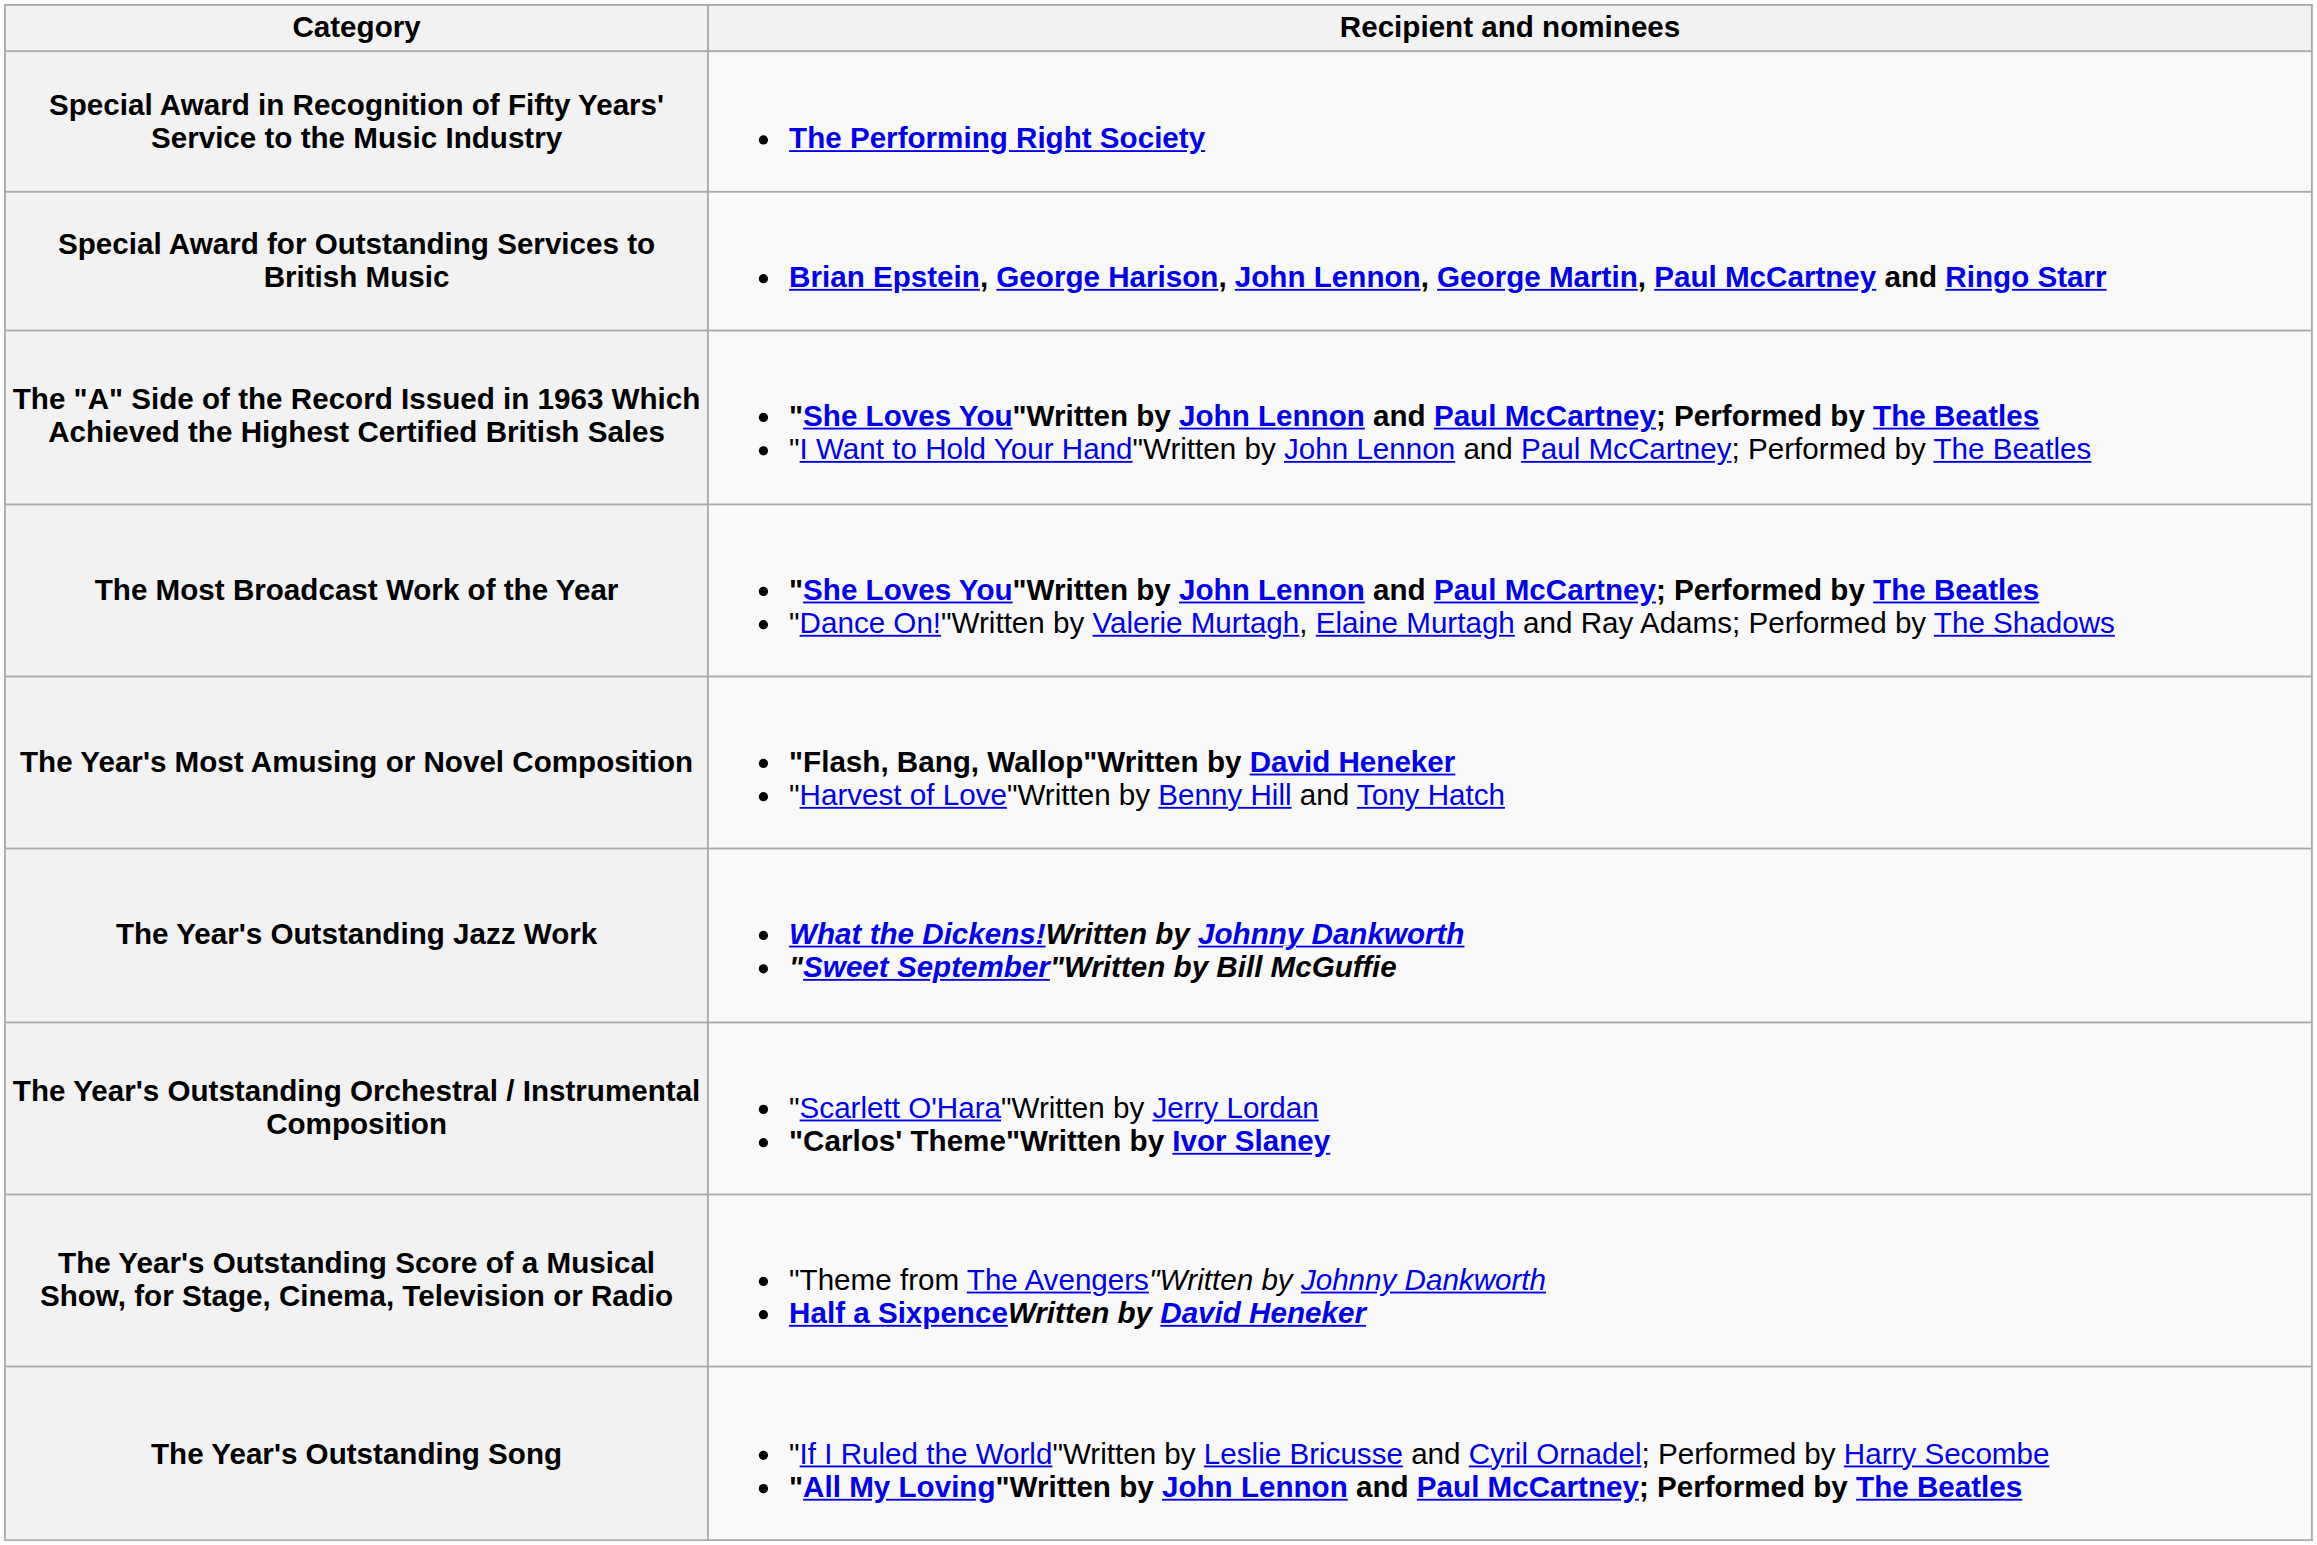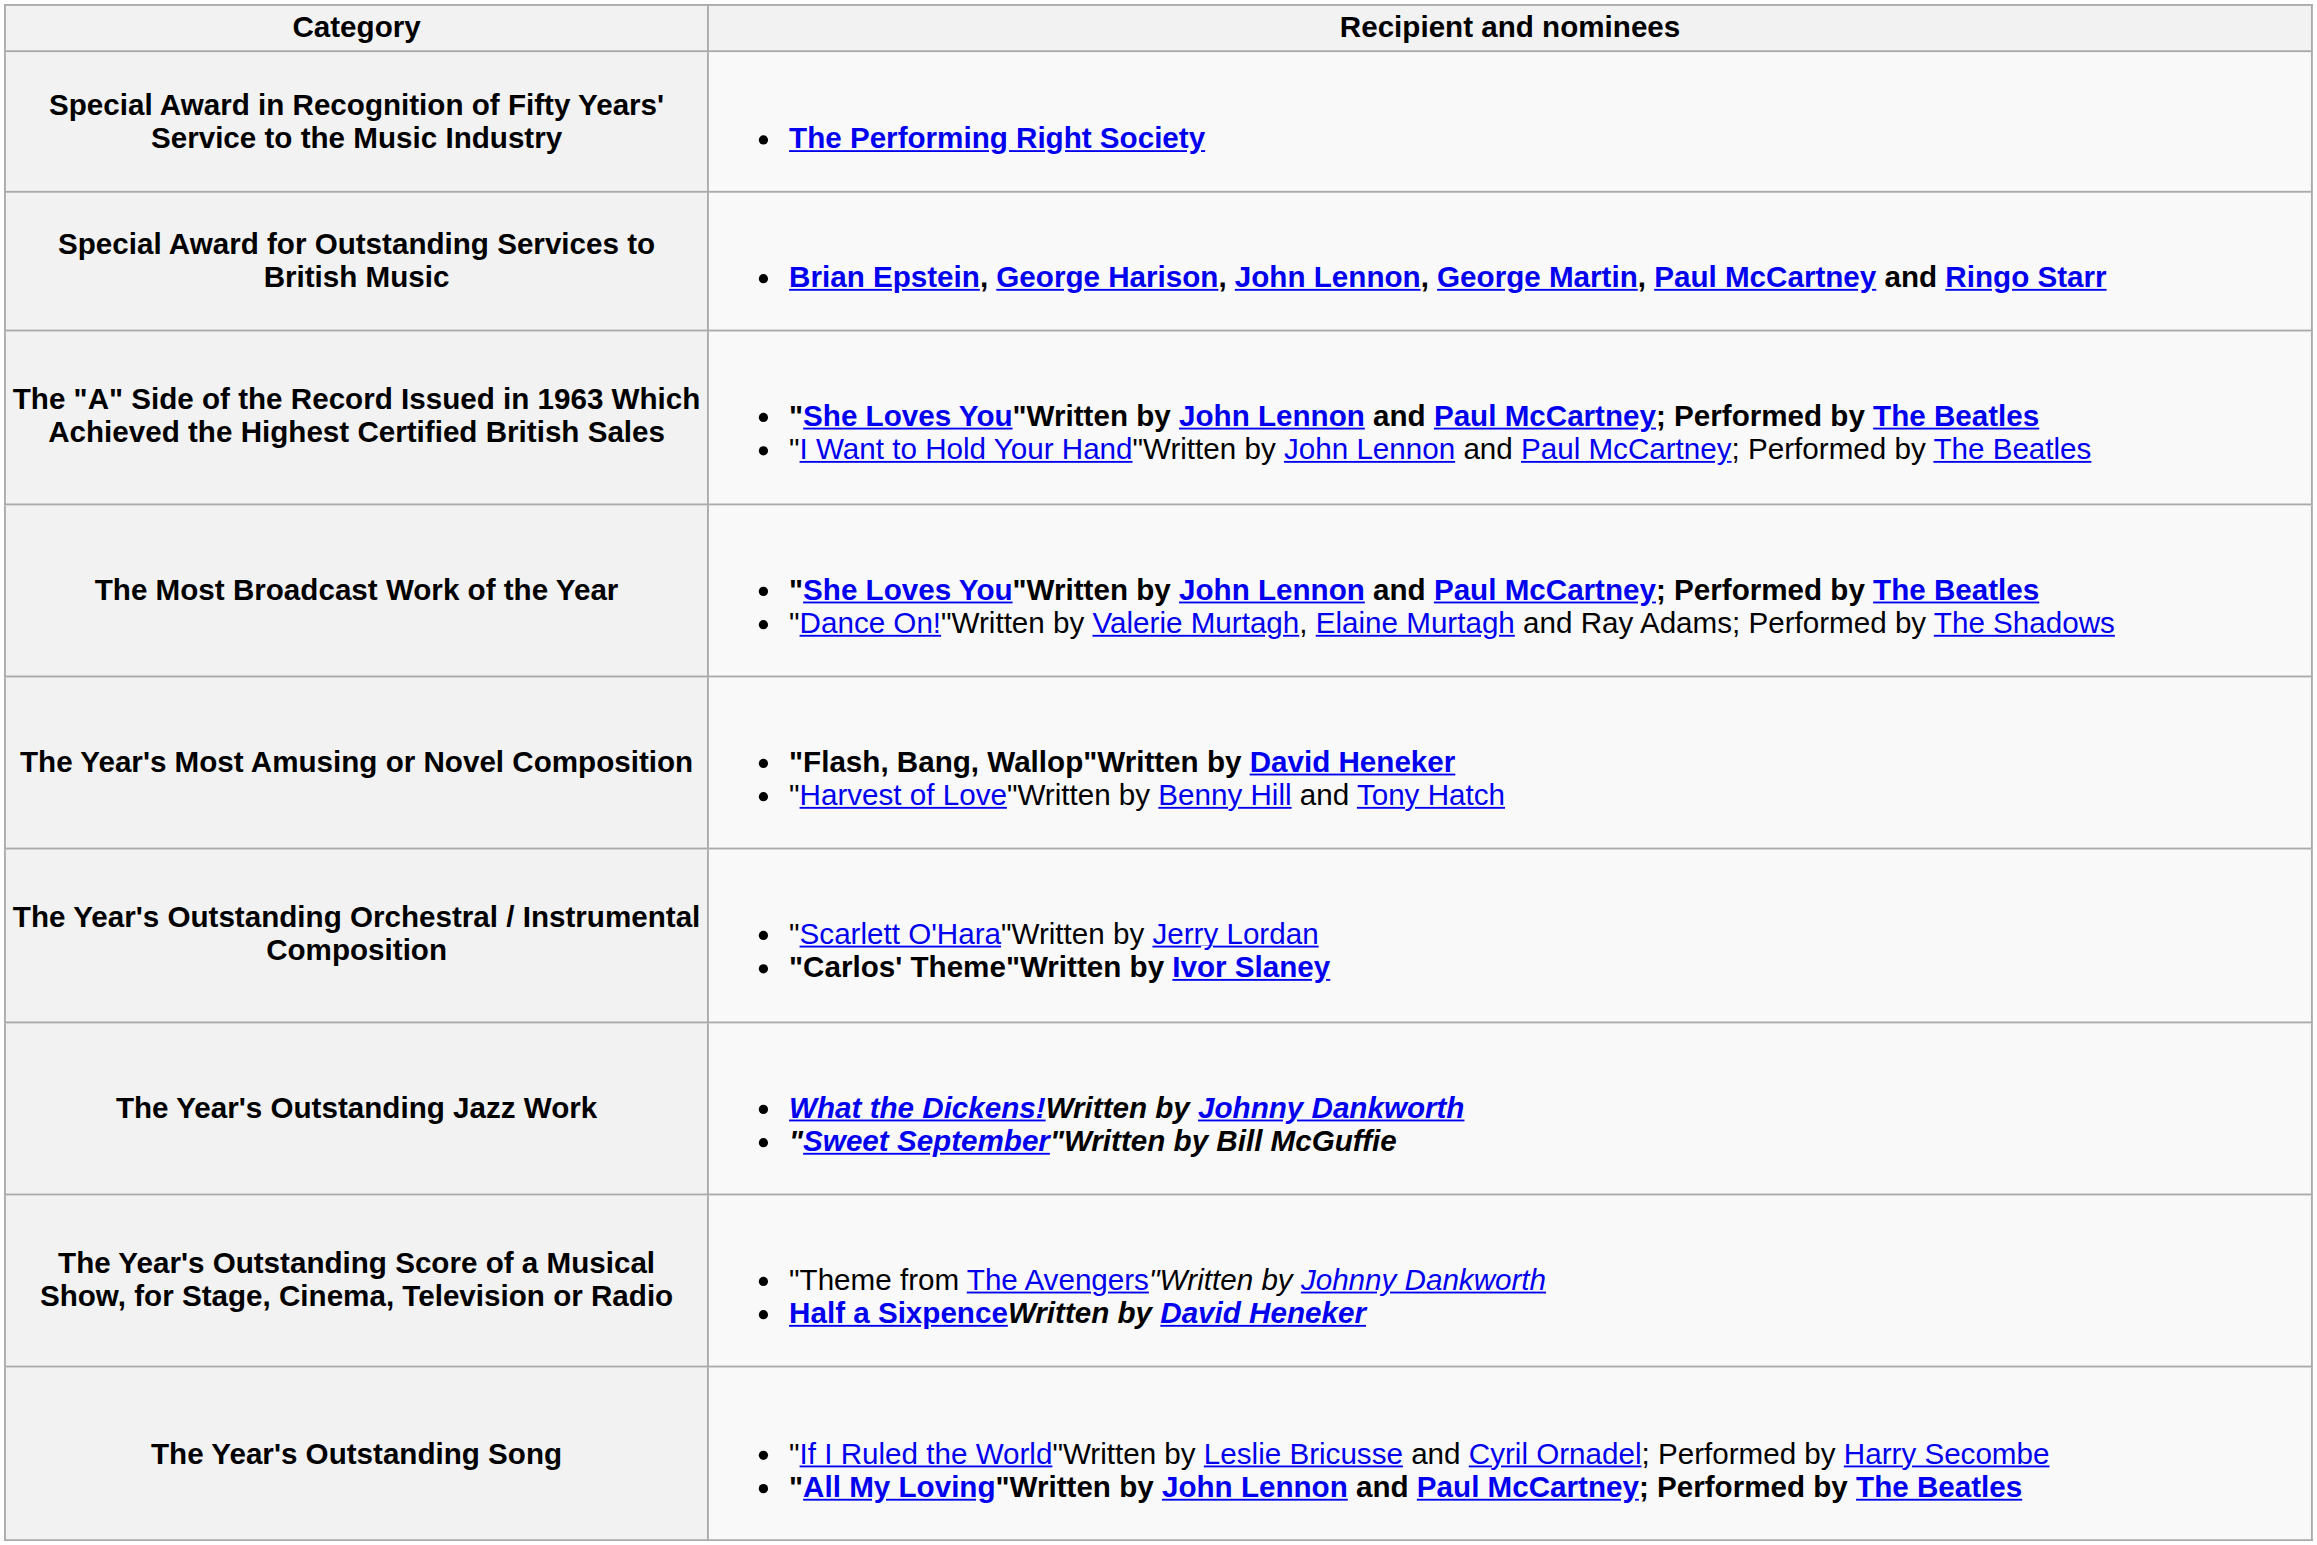rows swapped: (357, 934) <-> (357, 1107)
